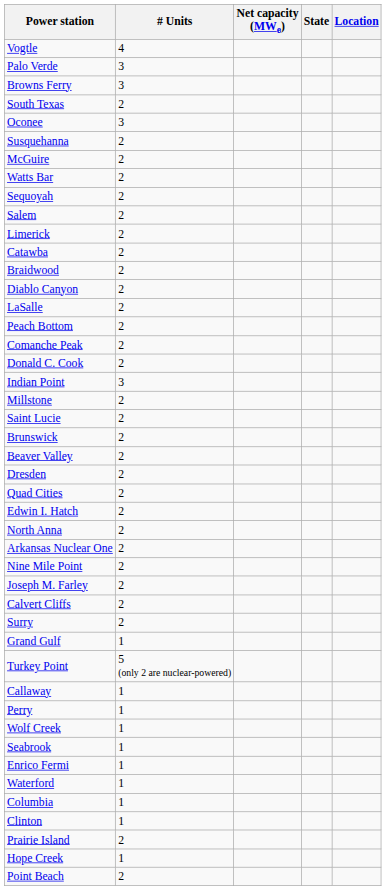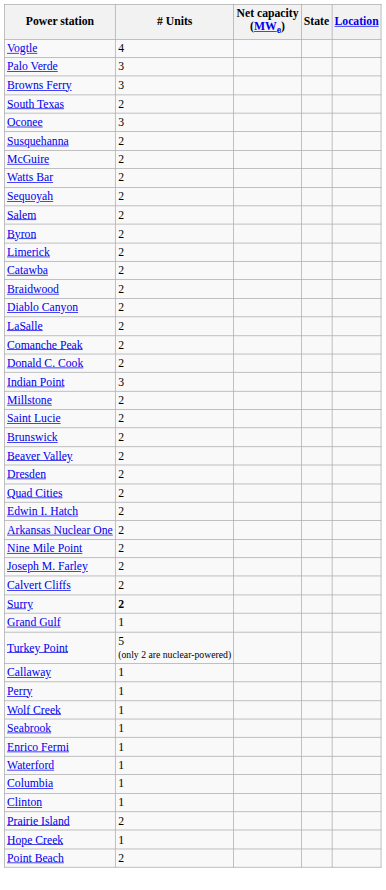+ row: (22, 233)
- row: (40, 326)
- row: (34, 530)
(121, 622) normal -> (121, 604) bold
